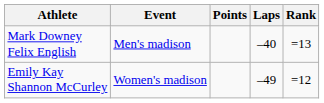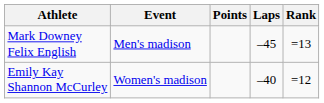(267, 44) –40 -> (267, 44) –45
(267, 80) –49 -> (267, 80) –40
